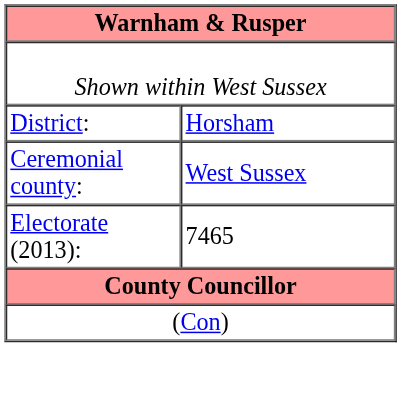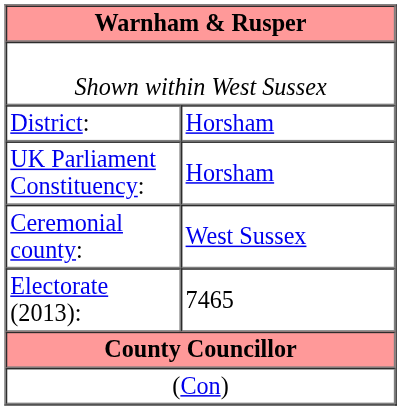+ row: (83, 172)
